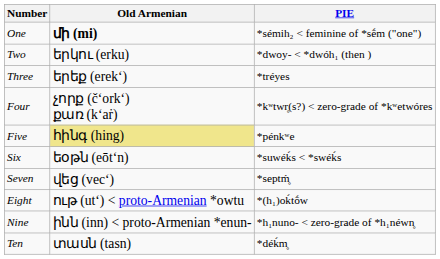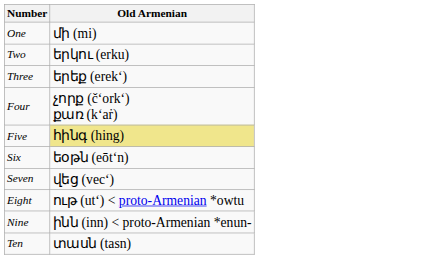- column: (345, 13)
(75, 33) bold -> (75, 33) normal
